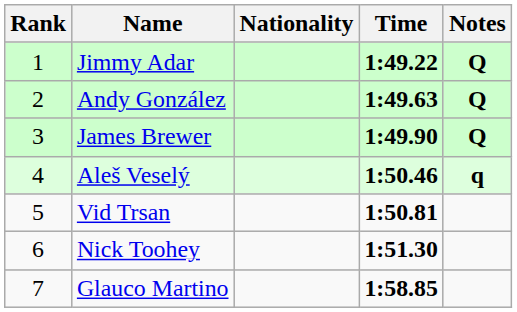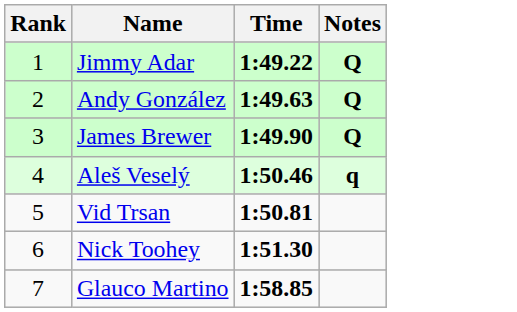- column: (296, 23)
